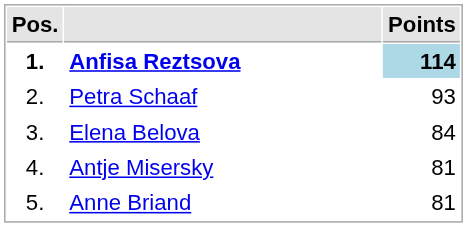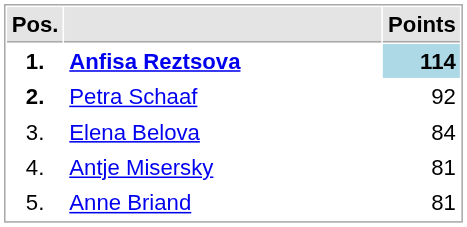(35, 96) normal -> (35, 96) bold
(443, 96) 93 -> (443, 96) 92
